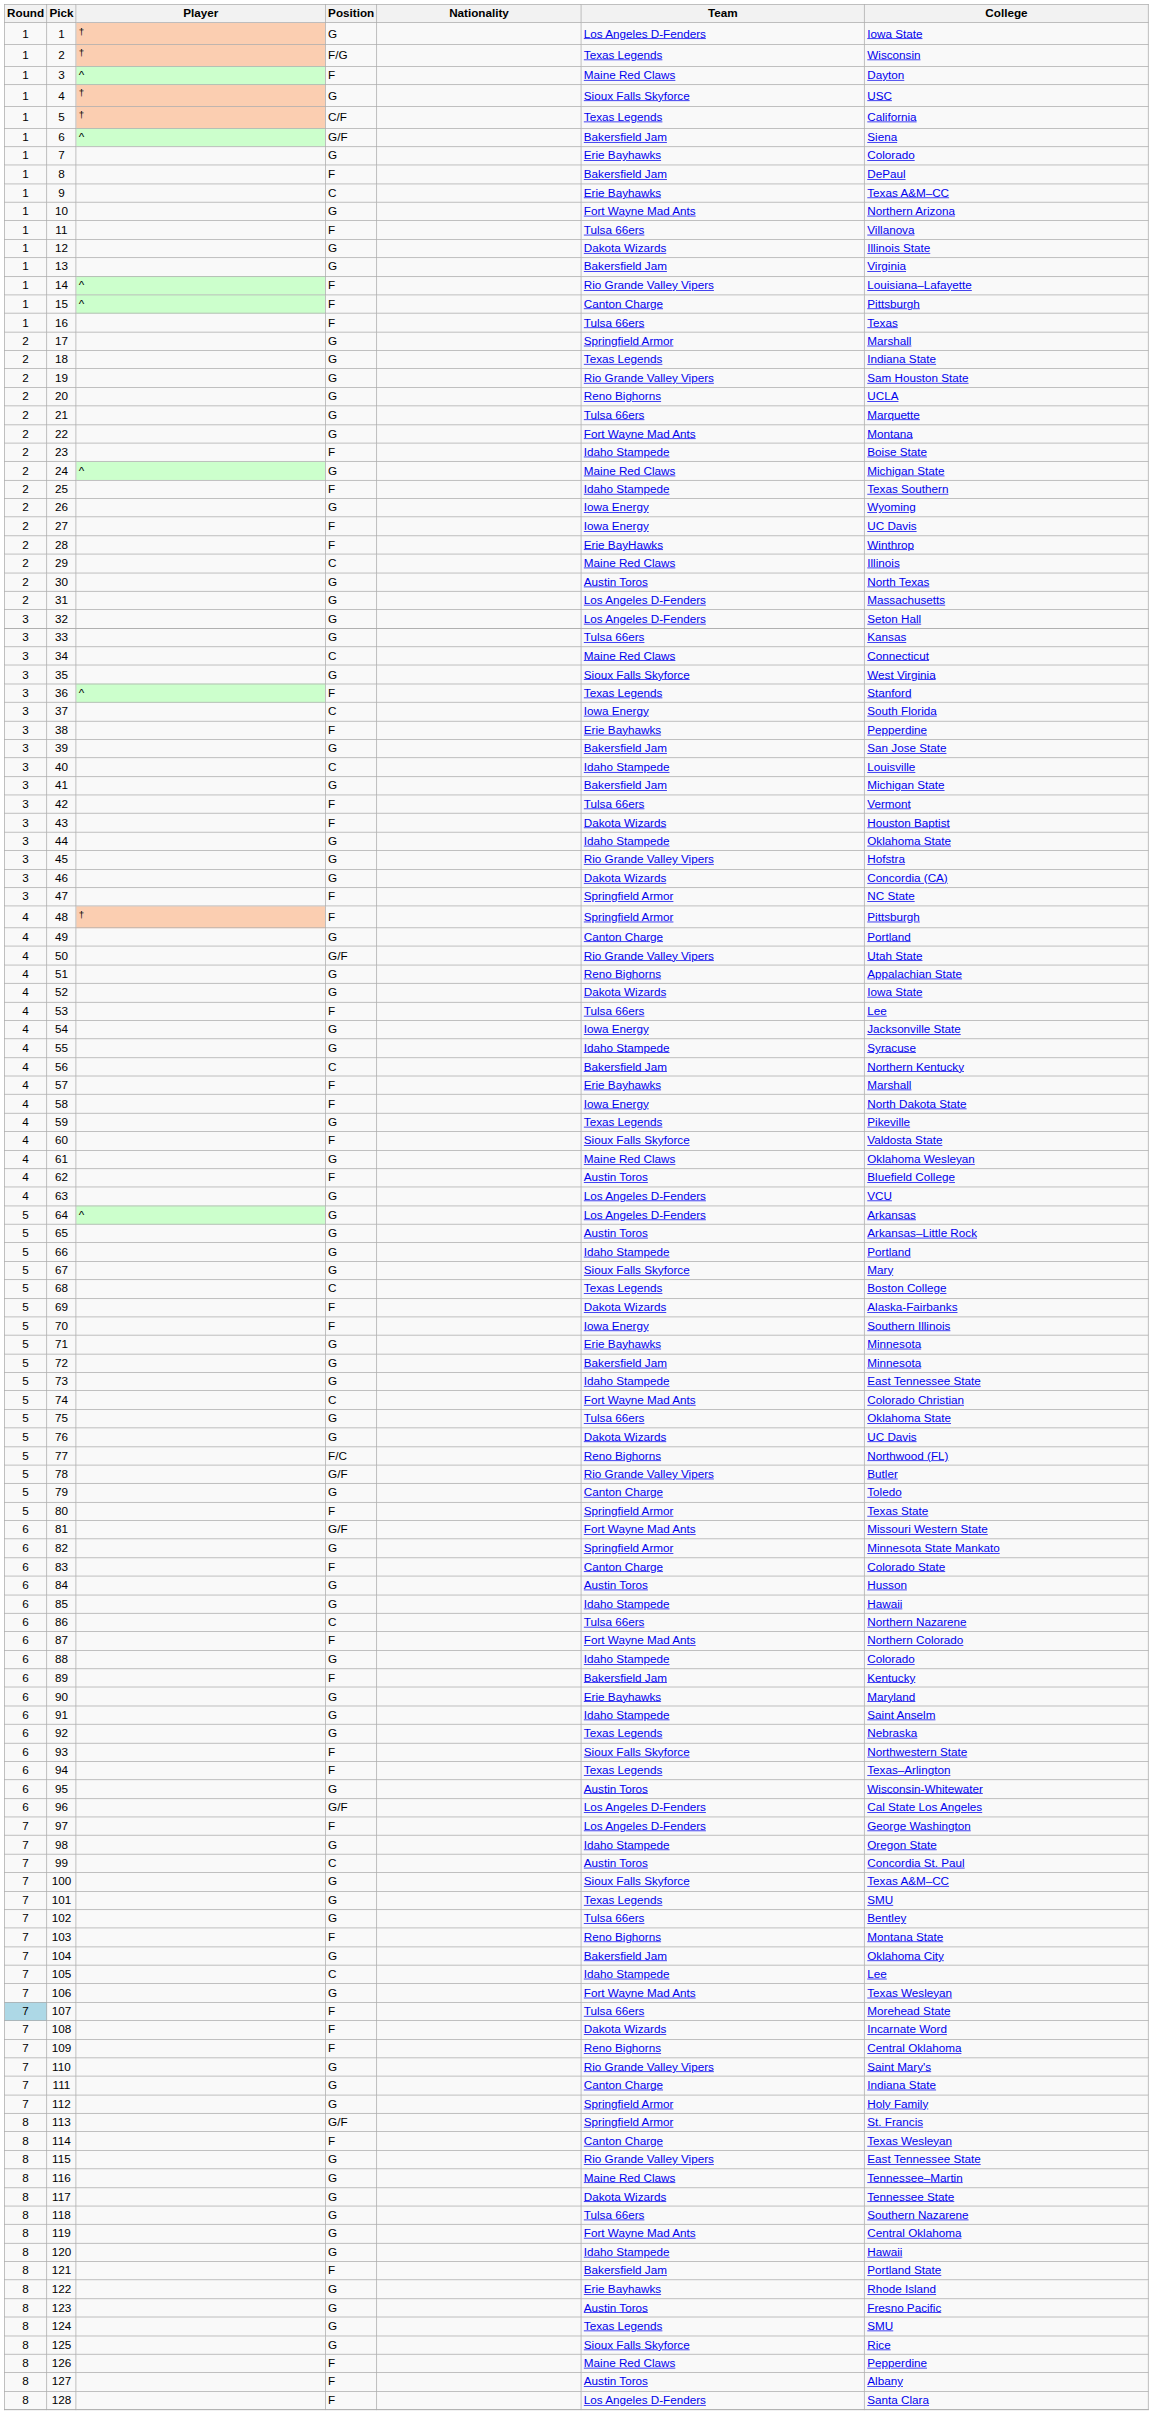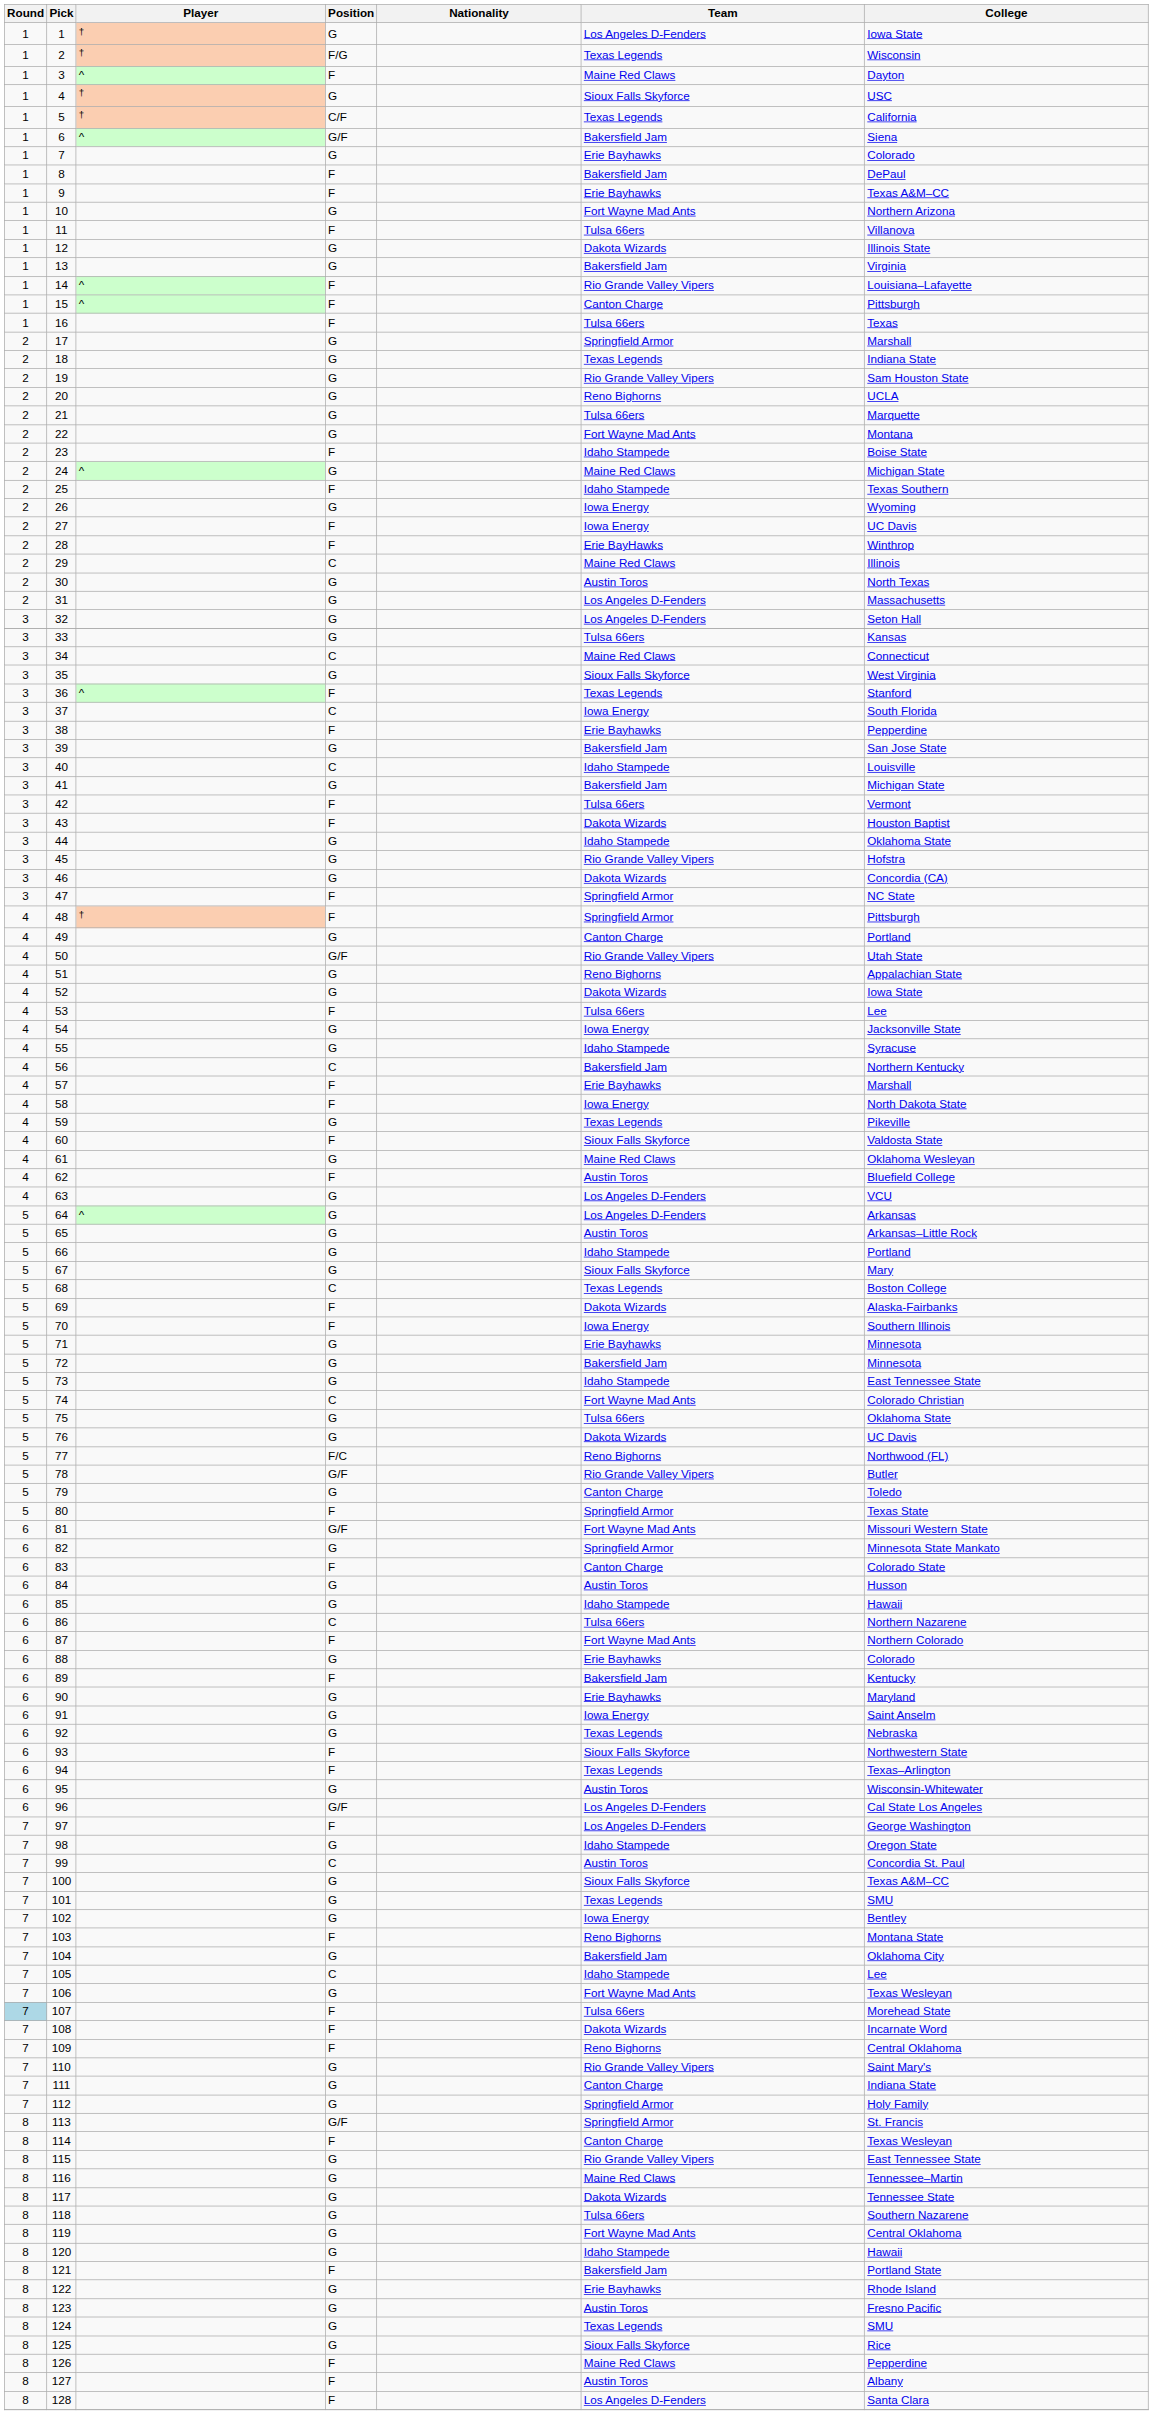(332, 193) C -> (332, 193) F
(627, 1659) Idaho Stampede -> (622, 1659) Erie Bayhawks
(627, 1715) Idaho Stampede -> (616, 1715) Iowa Energy
(614, 1918) Tulsa 66ers -> (616, 1918) Iowa Energy
